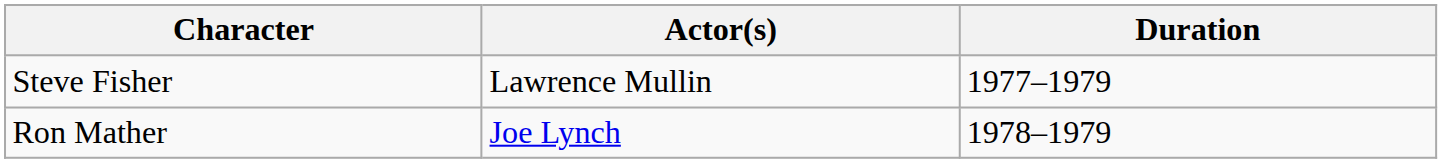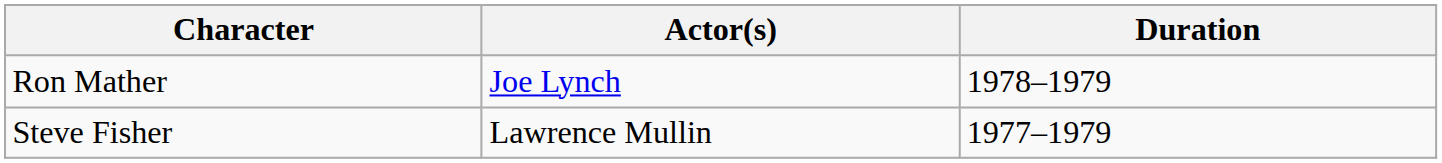rows swapped: (92, 81) <-> (90, 132)
